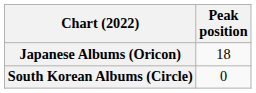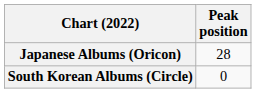(223, 54) 18 -> (223, 54) 28
